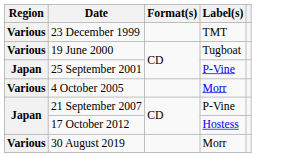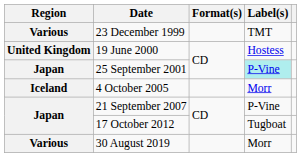(26, 50) Various -> (49, 50) United Kingdom
(222, 50) Tugboat -> (266, 50) Hostess
(219, 69) no background -> (264, 69) paleturquoise background
(26, 87) Various -> (49, 87) Iceland
(221, 124) Hostess -> (267, 124) Tugboat
